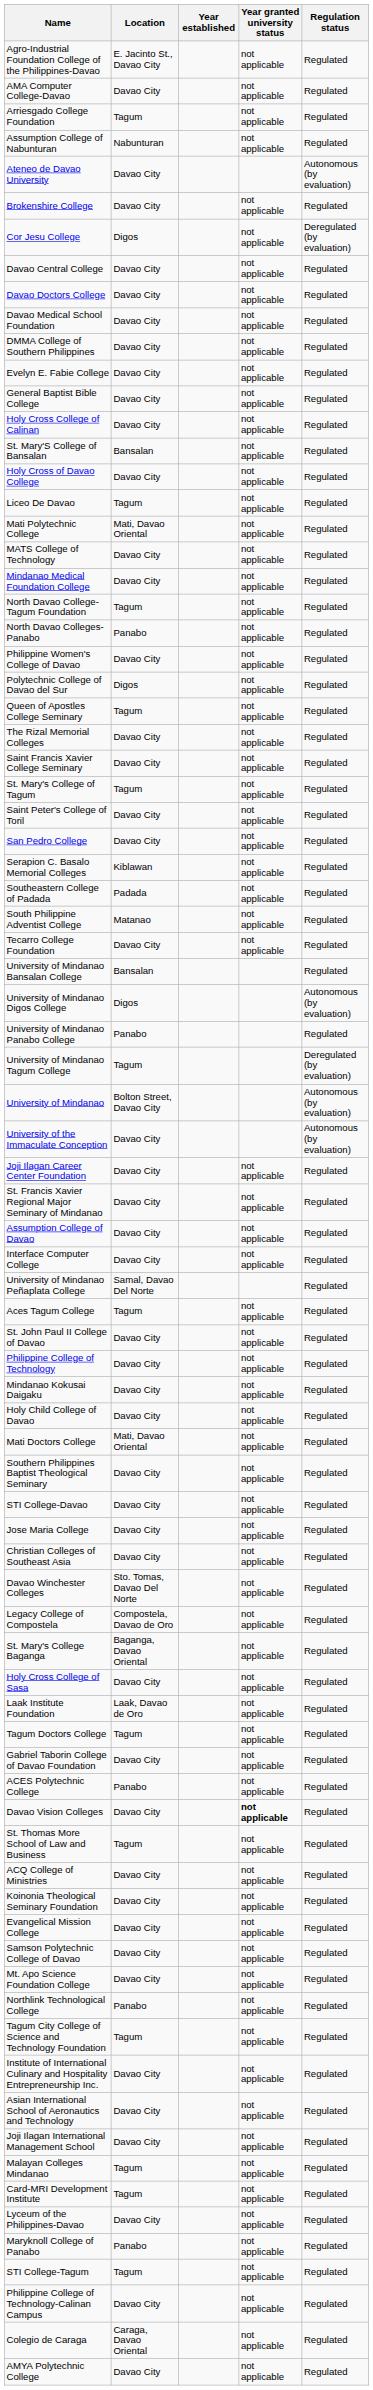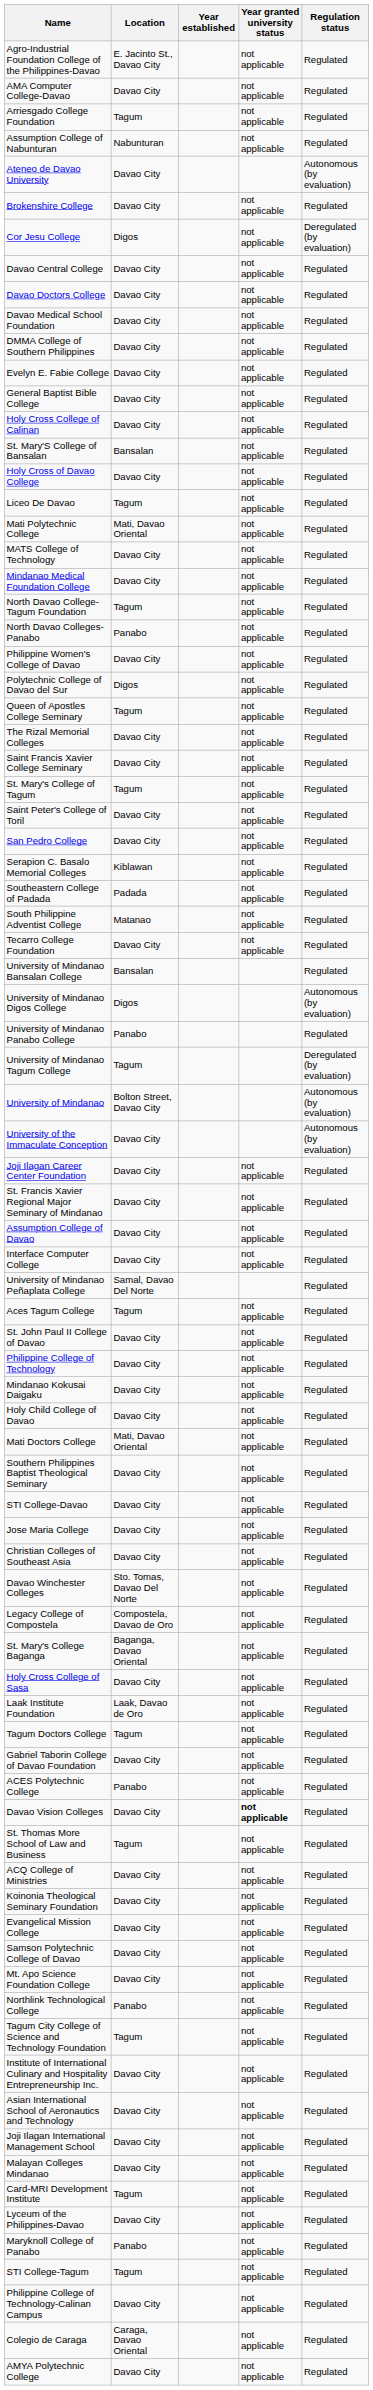(128, 2168) Tagum -> (137, 2168) Davao City
